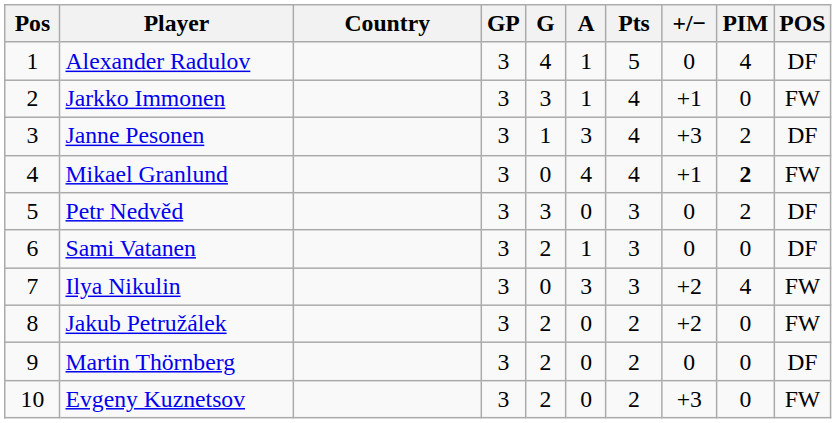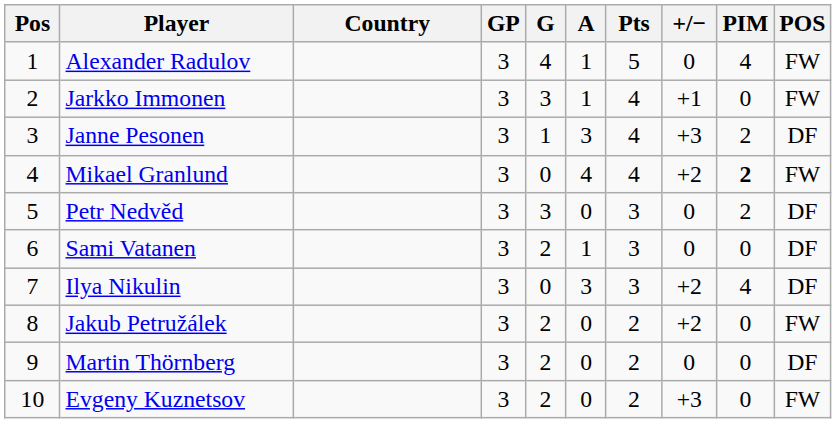(802, 60) DF -> (802, 60) FW
(689, 173) +1 -> (689, 173) +2
(802, 286) FW -> (802, 286) DF
